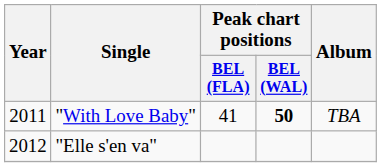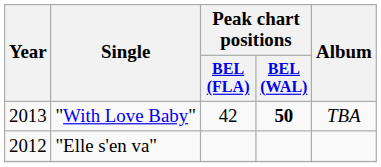(28, 116) 2011 -> (28, 116) 2013
(228, 116) 41 -> (228, 116) 42
